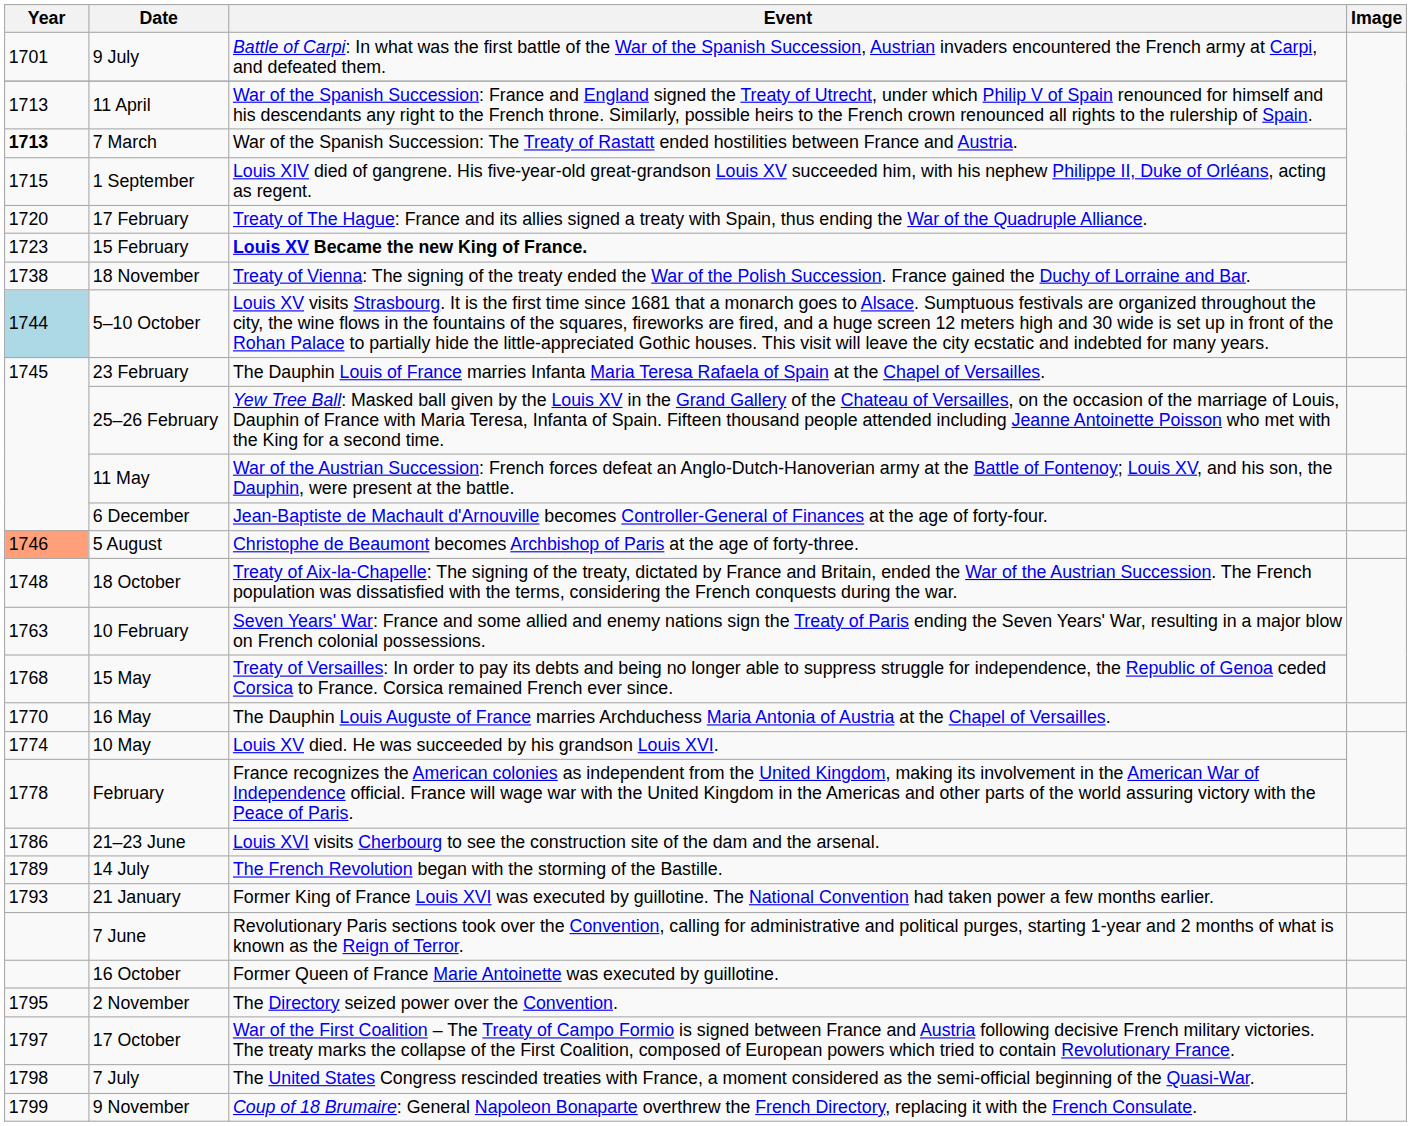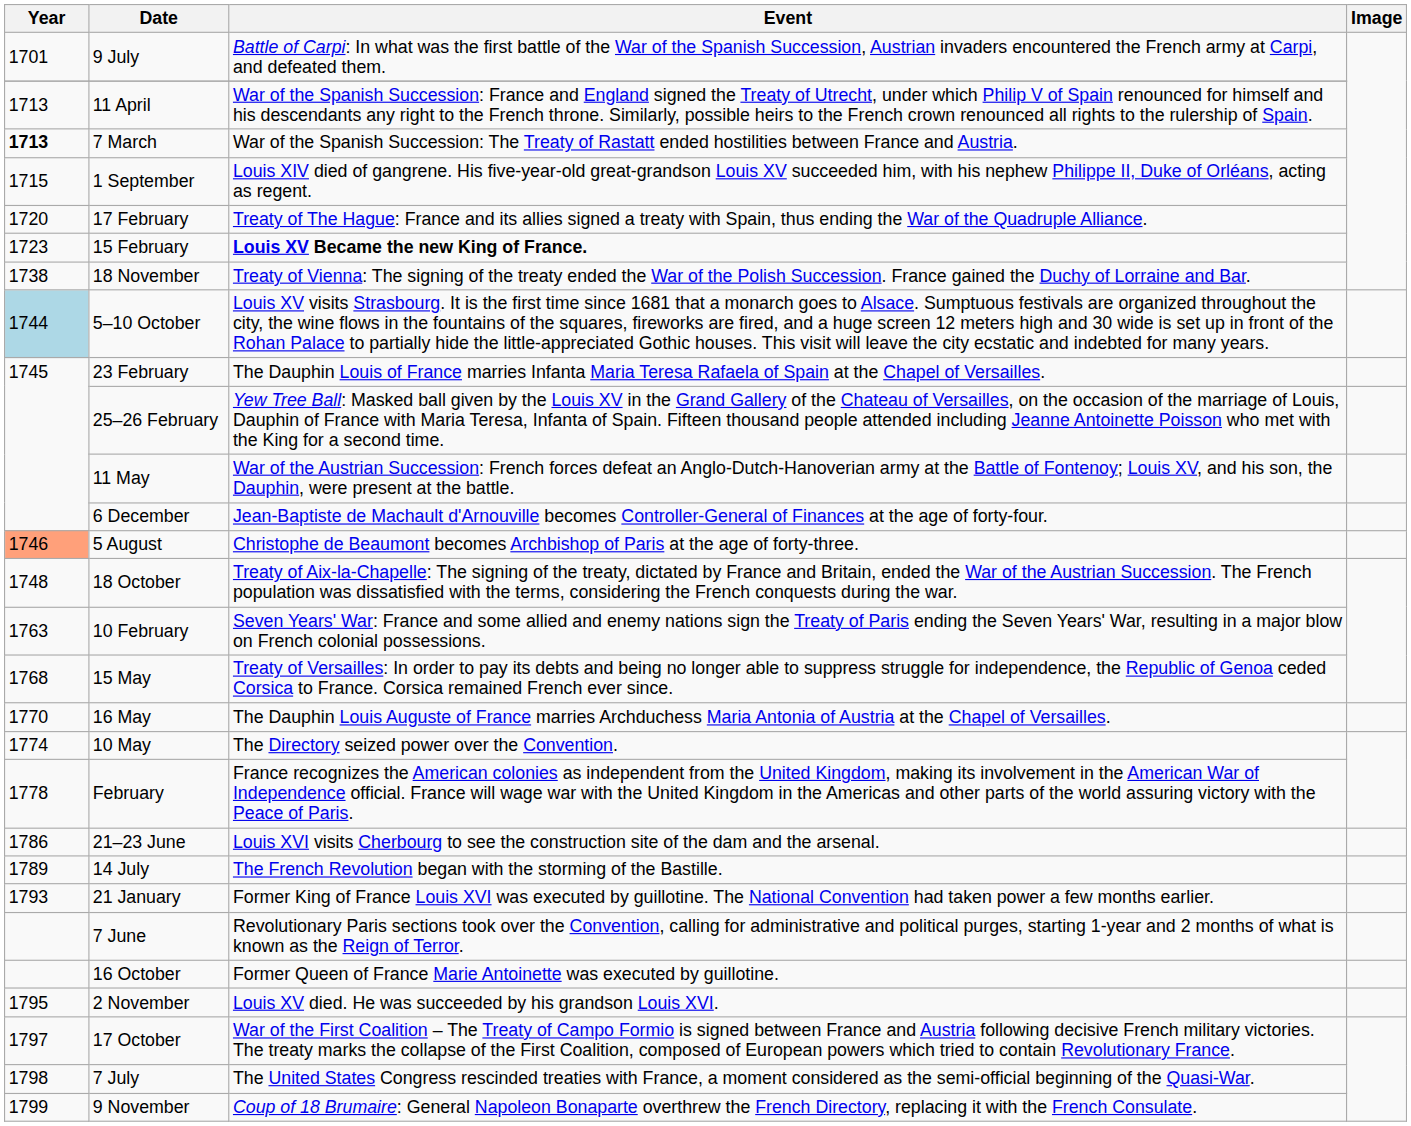(476, 745) Louis XV died. He was succeeded by his grandson Louis XVI. -> (425, 745) The Directory seized power over the Convention.
(425, 1002) The Directory seized power over the Convention. -> (476, 1002) Louis XV died. He was succeeded by his grandson Louis XVI.
